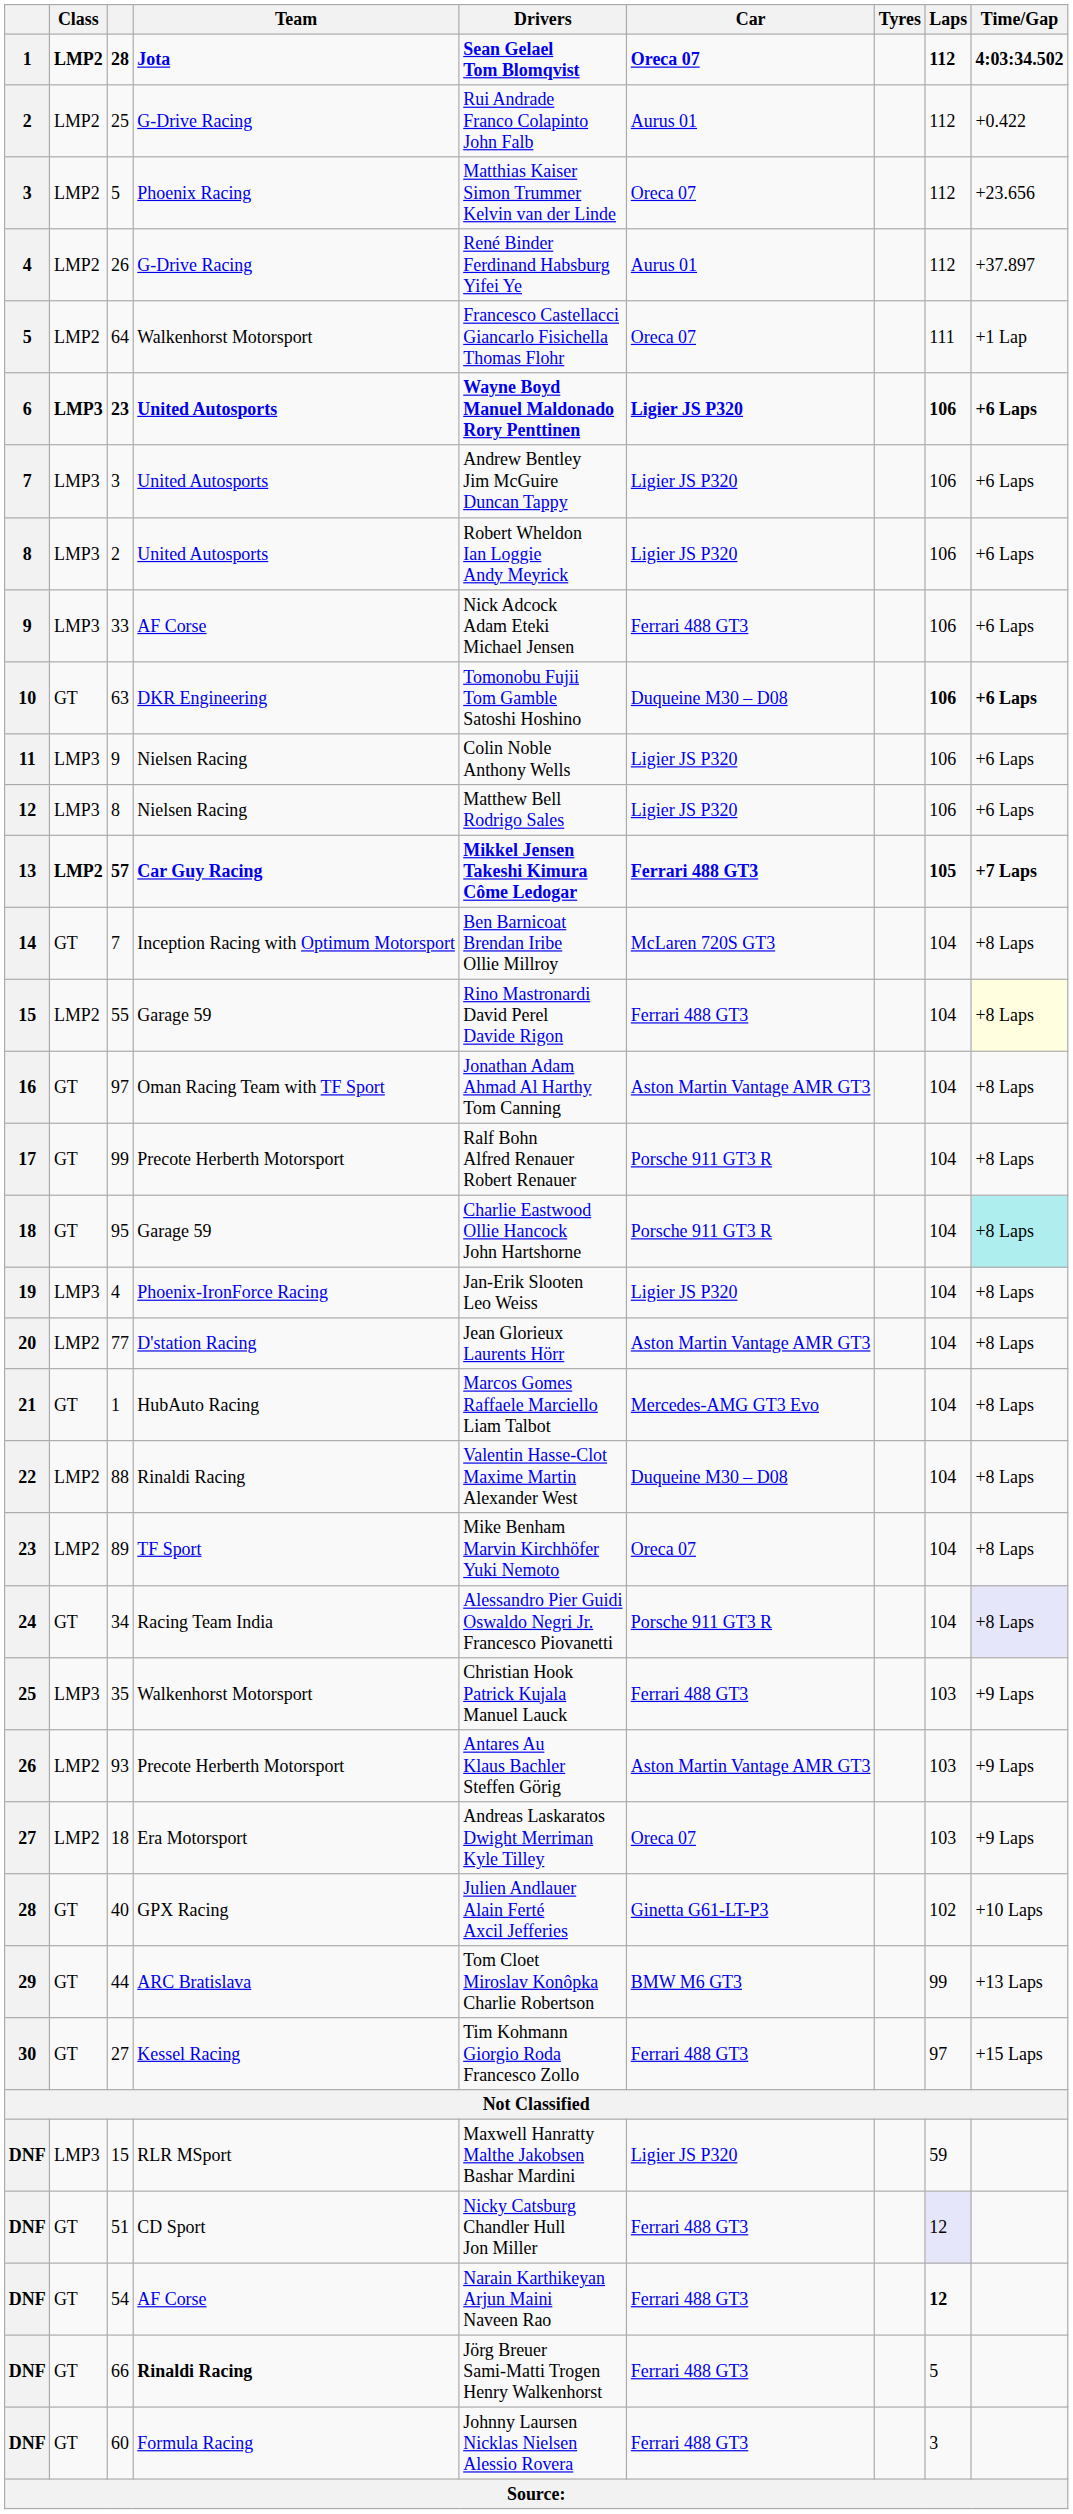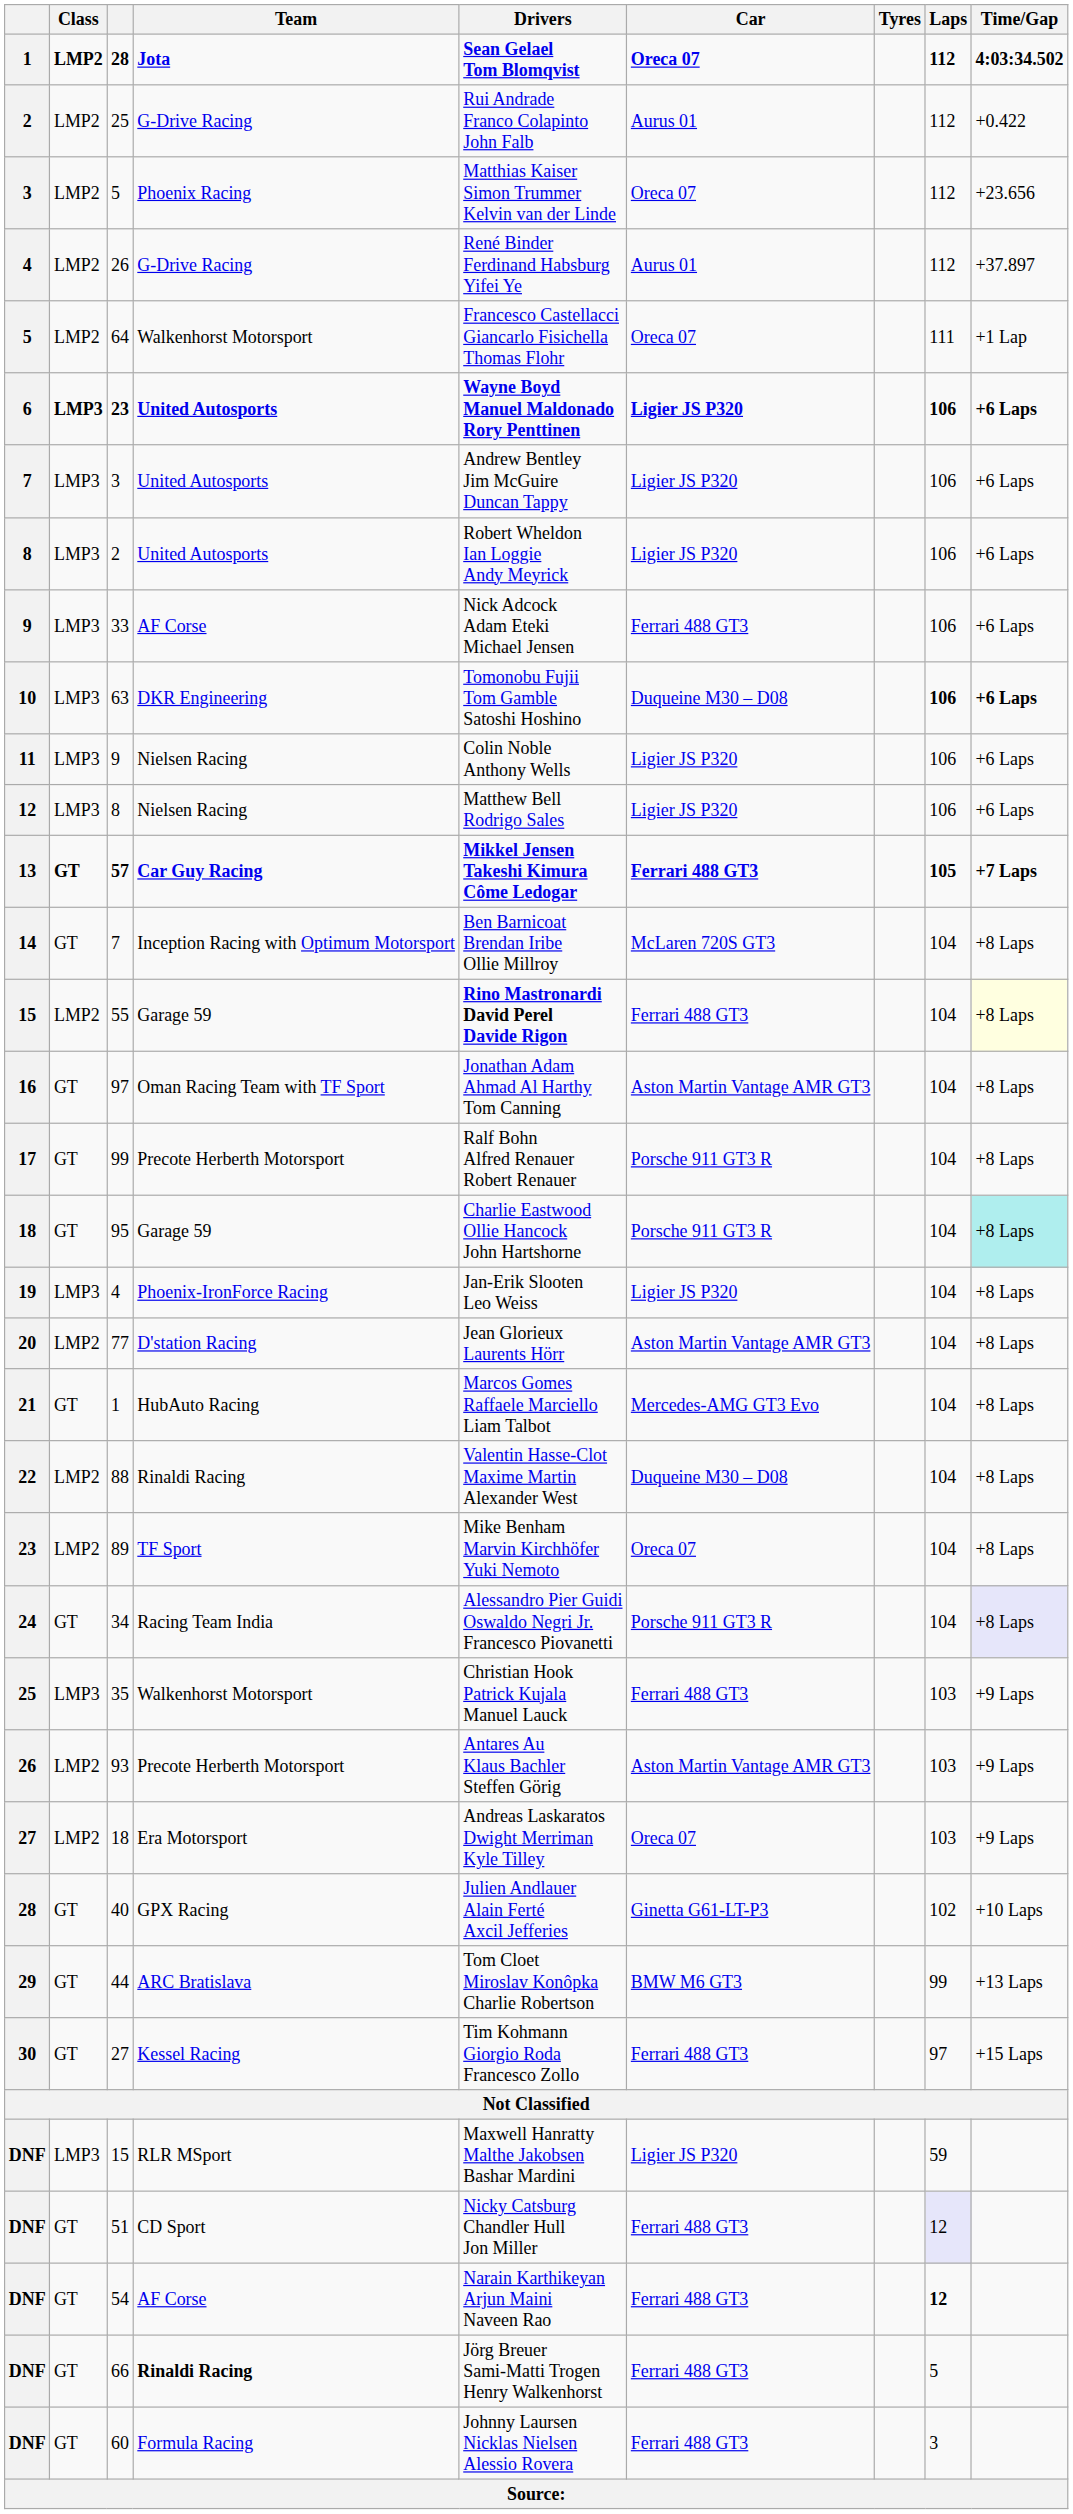(66, 697) GT -> (77, 697) LMP3
(78, 871) LMP2 -> (67, 871) GT
(527, 1015) normal -> (533, 1015) bold
